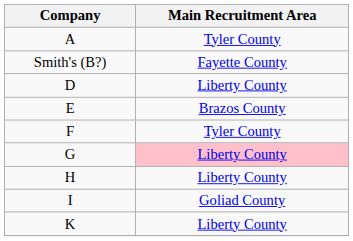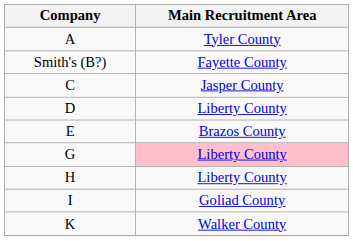+ row: (70, 85)
- row: (70, 131)
(242, 223) Liberty County -> (242, 223) Walker County
